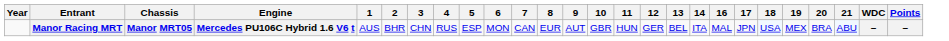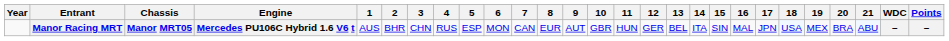+ column: (720, 12)
